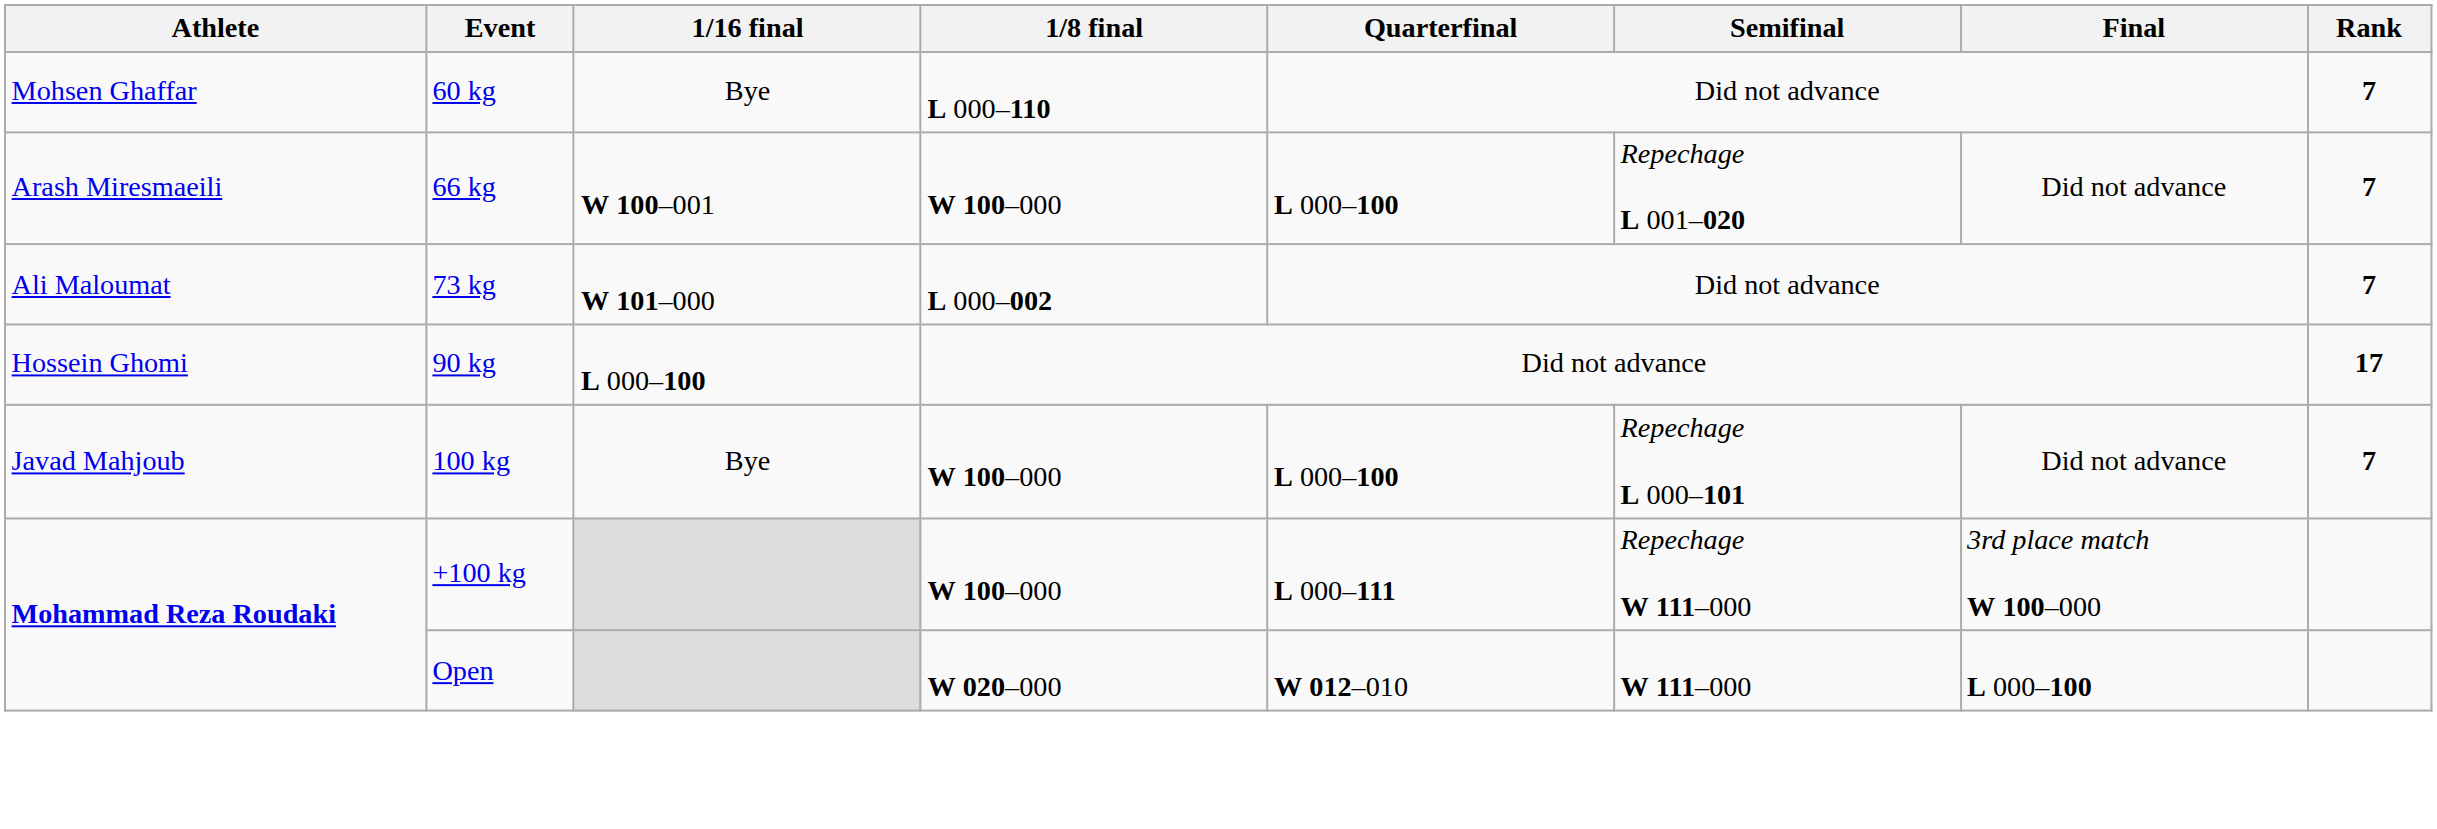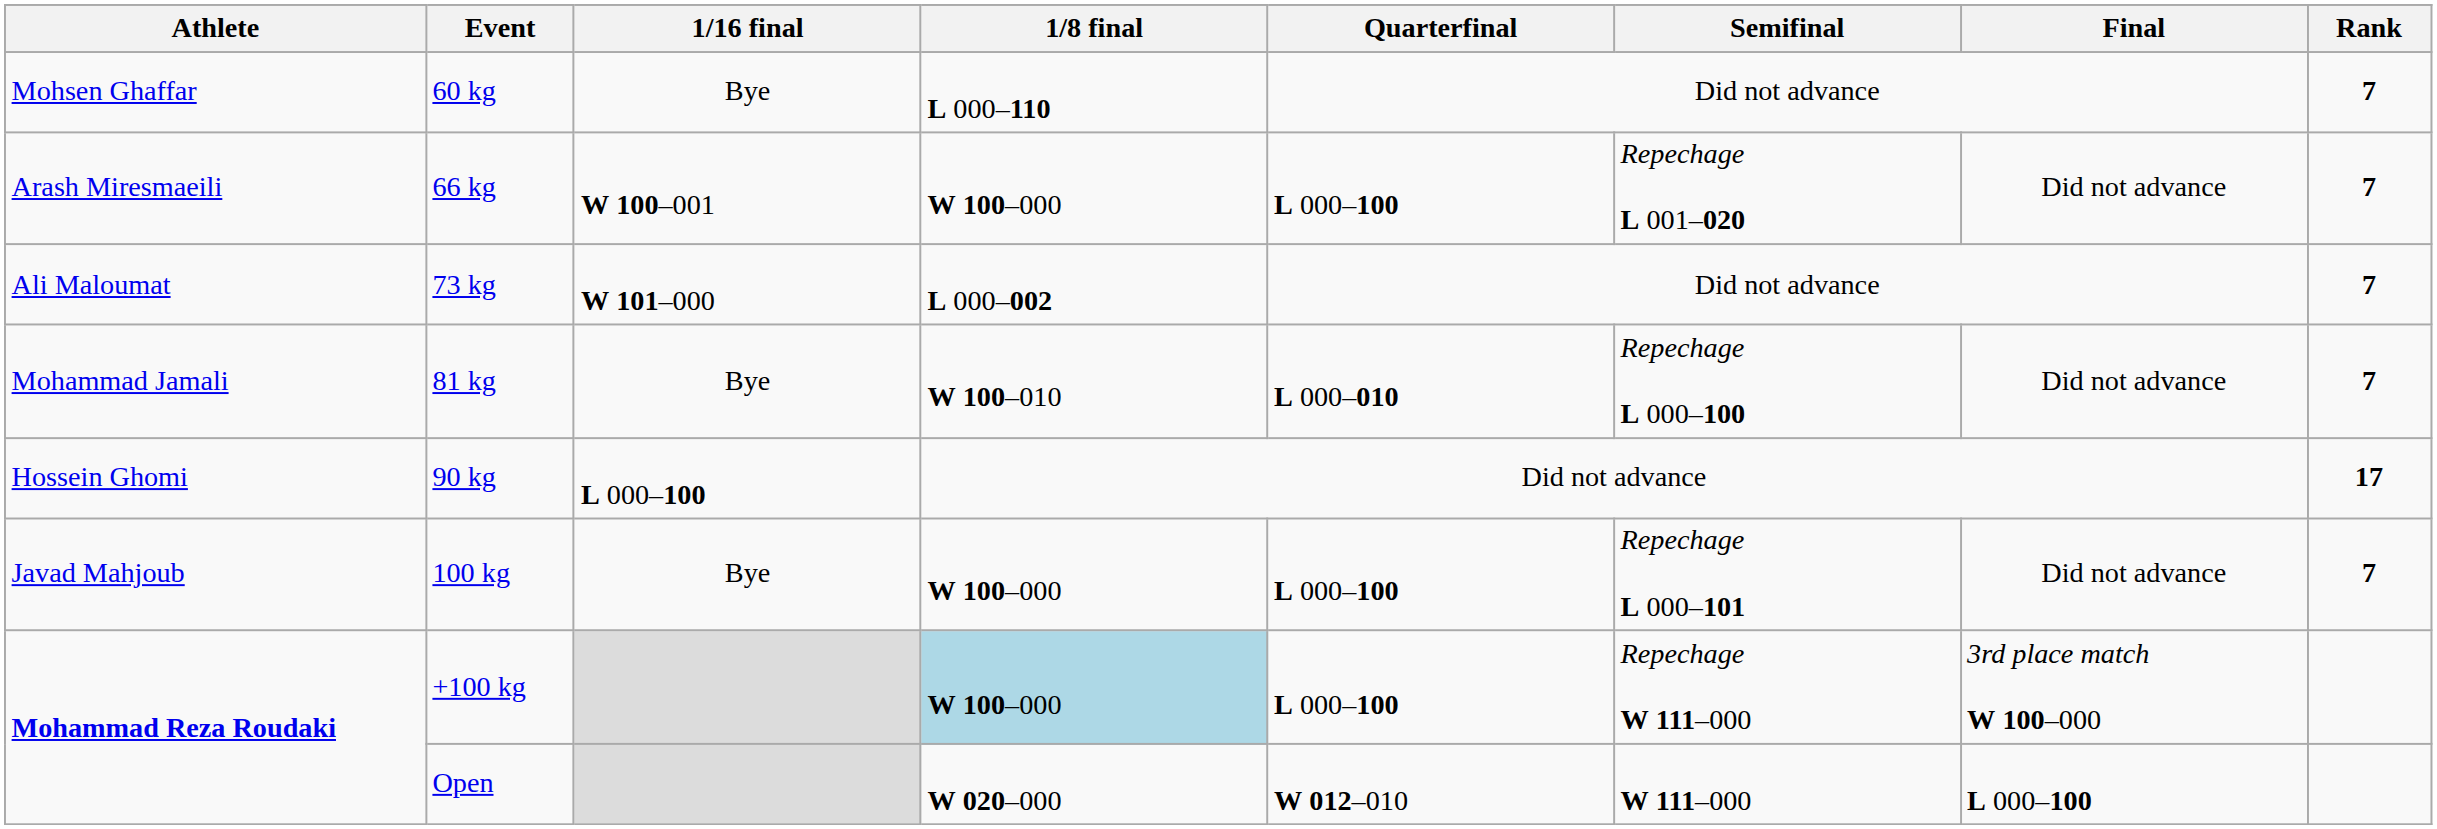+ row: (464, 380)
(994, 590) no background -> (994, 703) lightblue background
(1335, 590) L 000–111 -> (1336, 703) L 000–100
